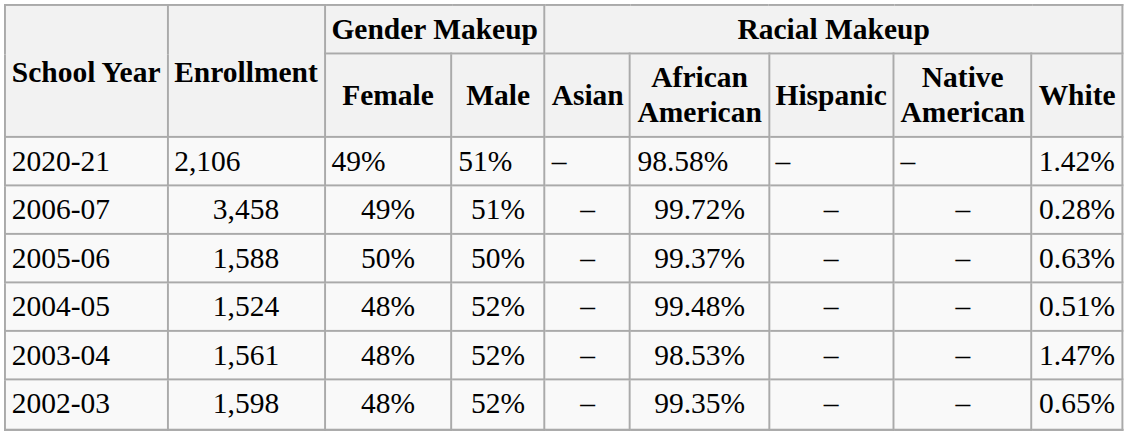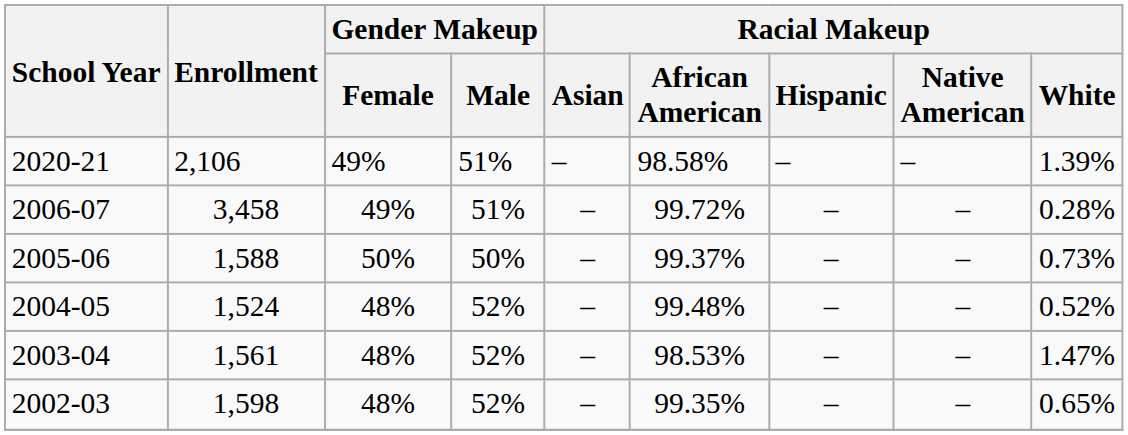(1077, 161) 1.42% -> (1077, 161) 1.39%
(1077, 258) 0.63% -> (1077, 258) 0.73%
(1077, 307) 0.51% -> (1077, 307) 0.52%
